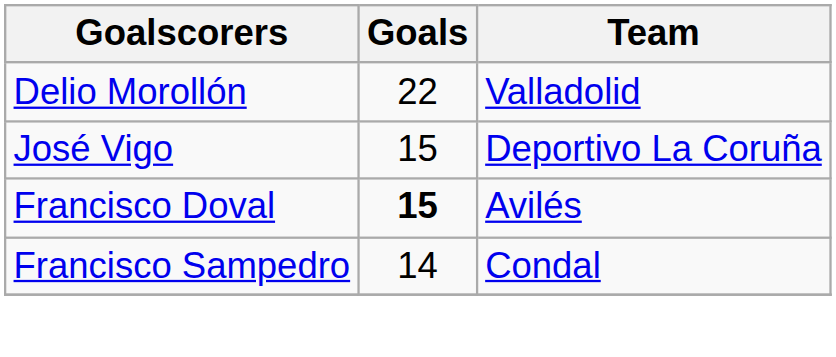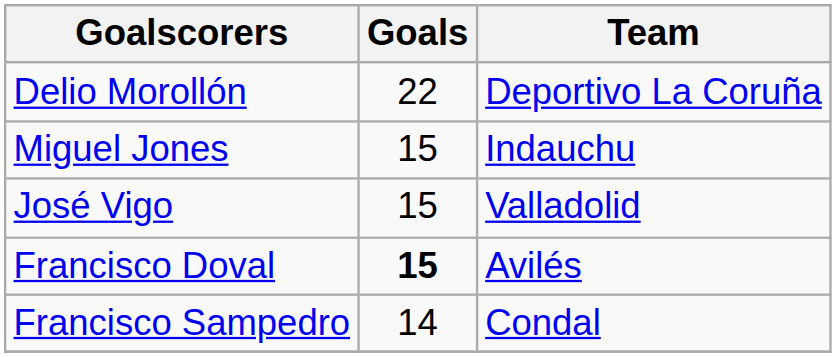(563, 91) Valladolid -> (653, 91) Deportivo La Coruña
+ row: (121, 149)
(653, 149) Deportivo La Coruña -> (563, 206) Valladolid
